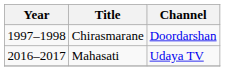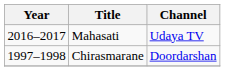rows swapped: (108, 35) <-> (95, 55)
